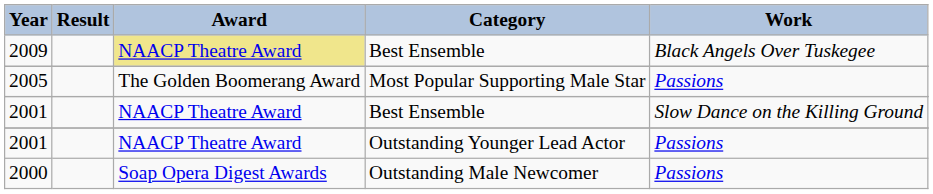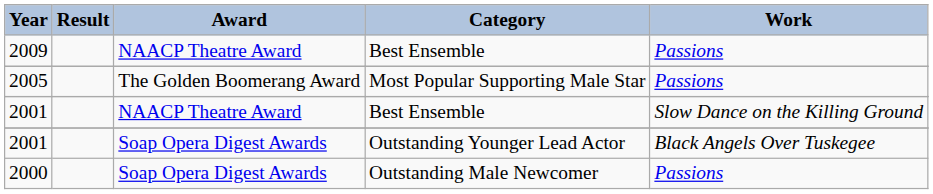(210, 50) khaki background -> (210, 50) no background
(765, 50) Black Angels Over Tuskegee -> (689, 50) Passions
(210, 142) NAACP Theatre Award -> (223, 142) Soap Opera Digest Awards
(689, 142) Passions -> (765, 142) Black Angels Over Tuskegee
